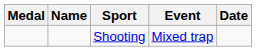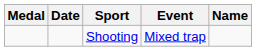columns swapped: (69, 15) <-> (234, 15)
